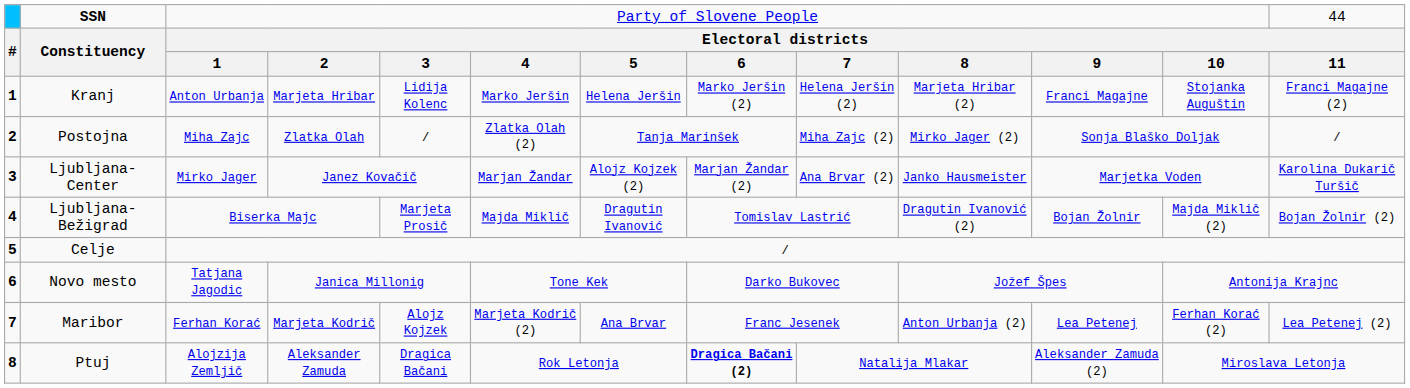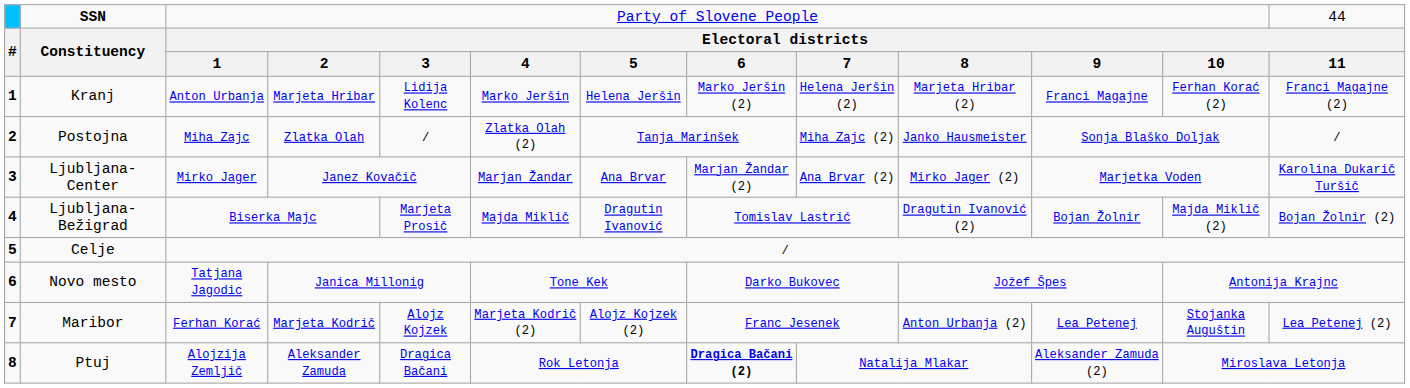(1216, 96) Stojanka Auguštin -> (1216, 97) Ferhan Korać (2)
(965, 137) Mirko Jager (2) -> (965, 137) Janko Hausmeister
(633, 178) Alojz Kojzek (2) -> (633, 177) Ana Brvar
(965, 177) Janko Hausmeister -> (965, 178) Mirko Jager (2)
(633, 322) Ana Brvar -> (633, 323) Alojz Kojzek (2)
(1216, 323) Ferhan Korać (2) -> (1216, 322) Stojanka Auguštin
